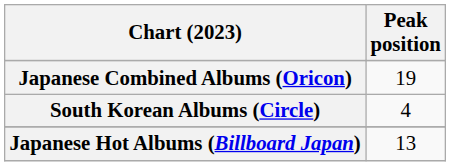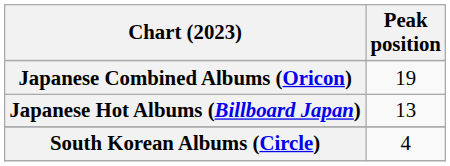rows swapped: (185, 143) <-> (185, 110)
